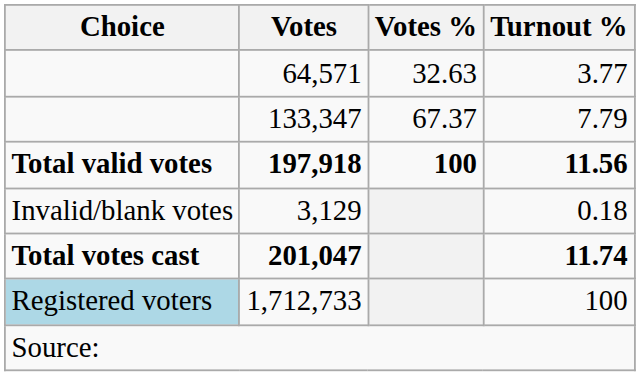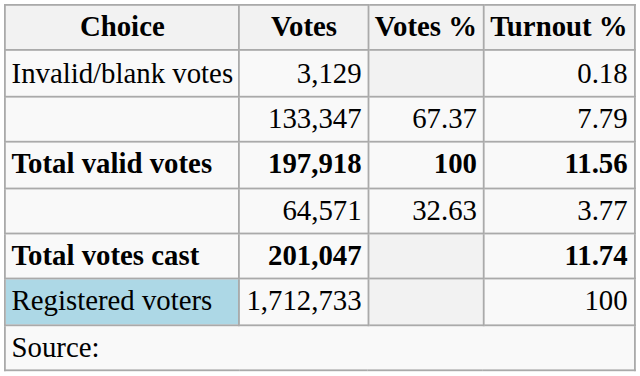rows swapped: (322, 73) <-> (329, 210)
